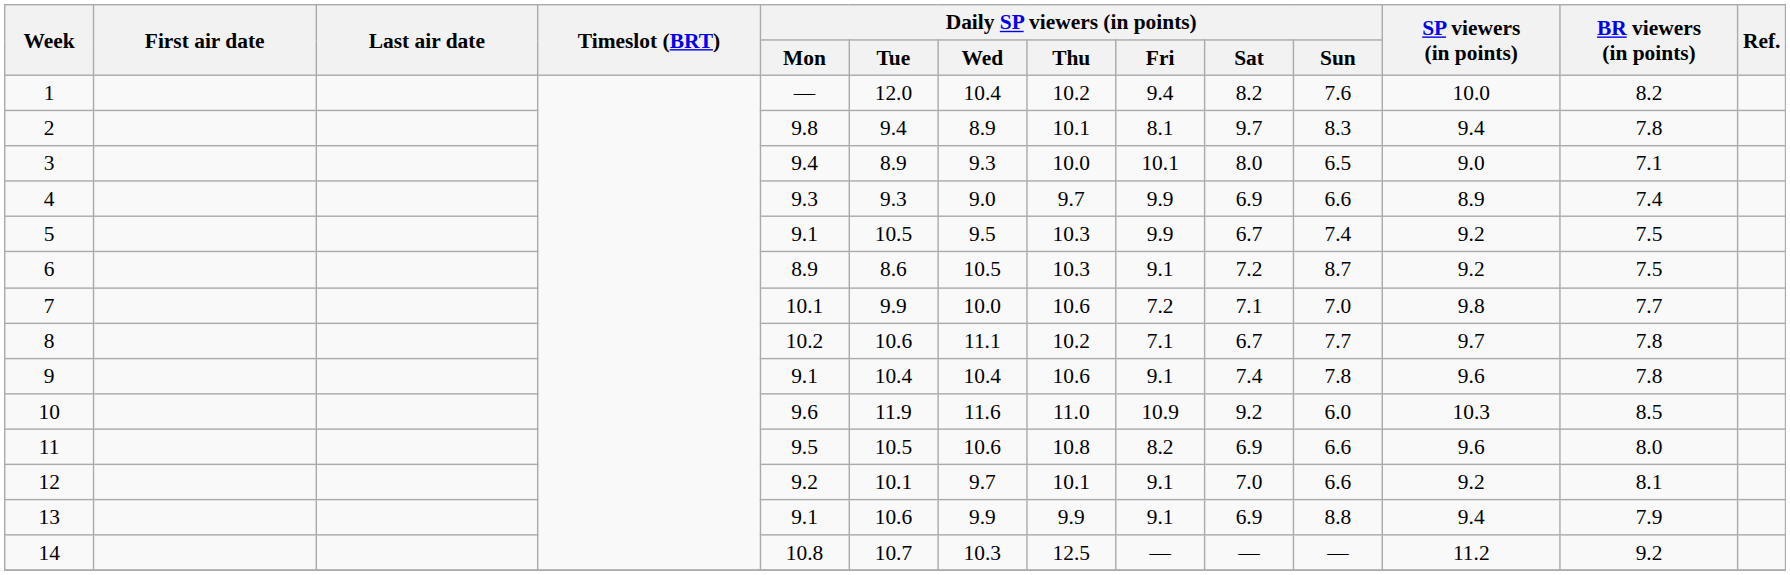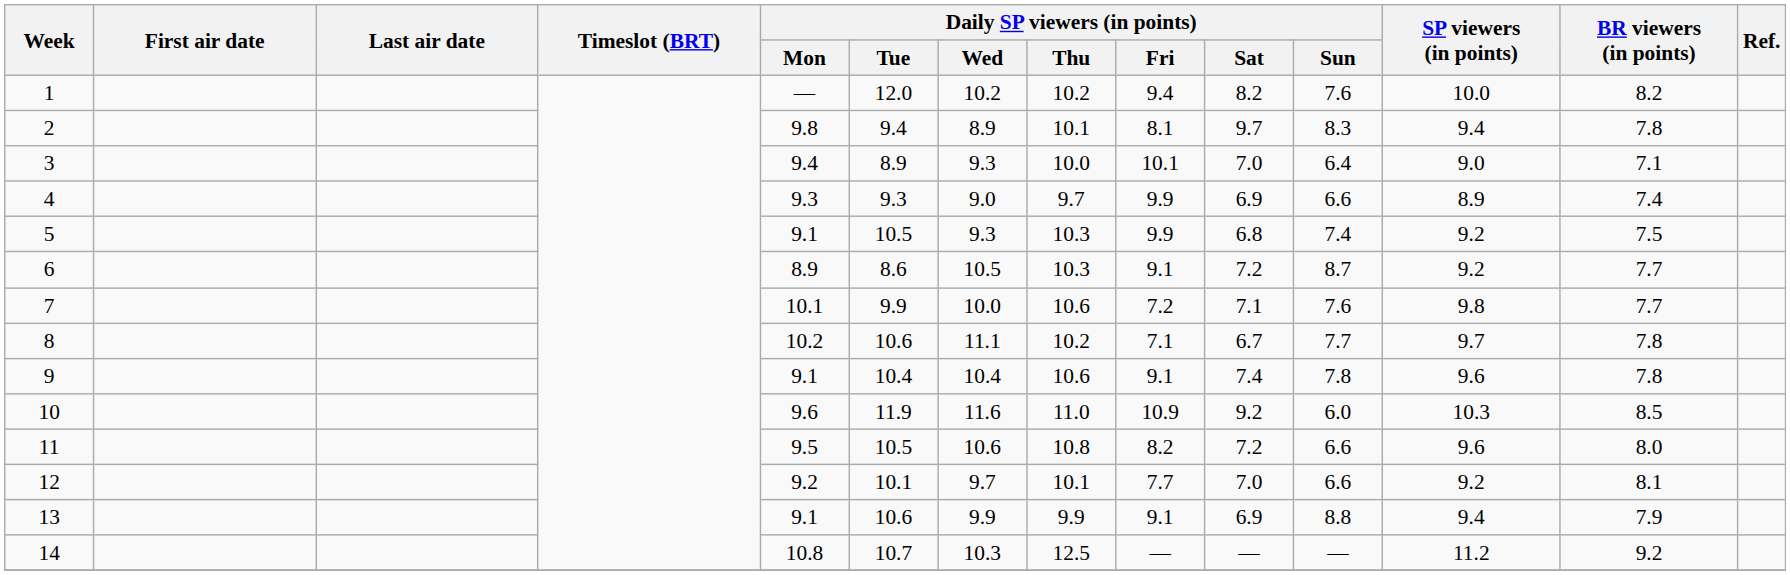(982, 93) 10.4 -> (982, 93) 10.2
(1249, 163) 8.0 -> (1249, 163) 7.0
(1338, 163) 6.5 -> (1338, 163) 6.4
(982, 234) 9.5 -> (982, 234) 9.3
(1249, 234) 6.7 -> (1249, 234) 6.8
(1649, 269) 7.5 -> (1649, 269) 7.7
(1338, 305) 7.0 -> (1338, 305) 7.6
(1249, 446) 6.9 -> (1249, 446) 7.2
(1160, 481) 9.1 -> (1160, 481) 7.7
